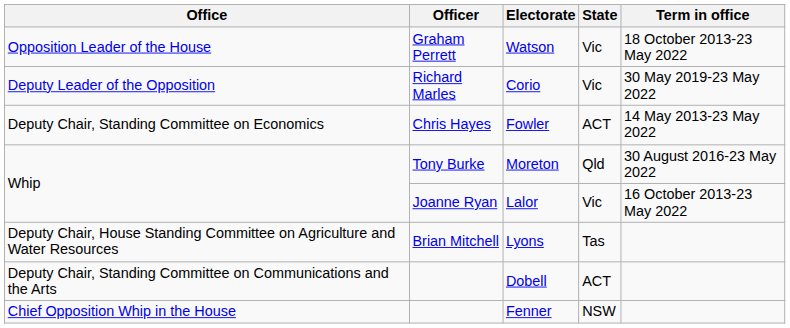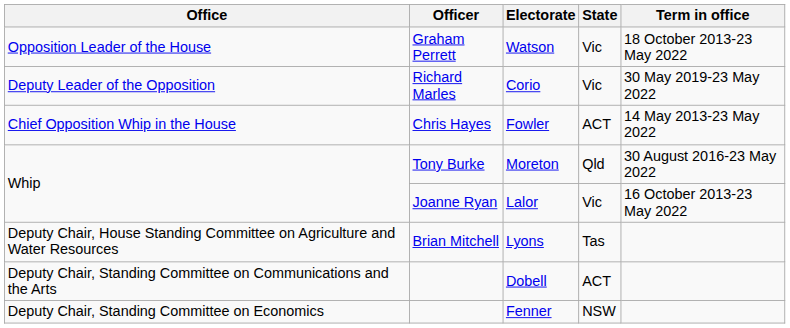(166, 124) Deputy Chair, Standing Committee on Economics -> (122, 124) Chief Opposition Whip in the House
(122, 312) Chief Opposition Whip in the House -> (166, 312) Deputy Chair, Standing Committee on Economics
